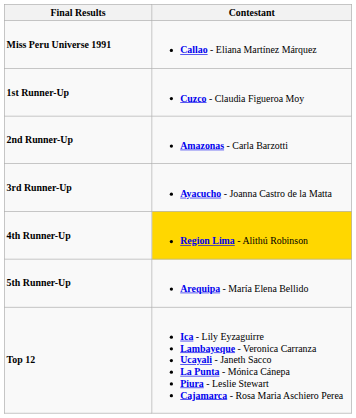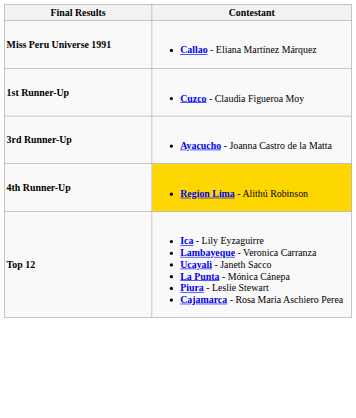- row: (40, 140)
- row: (39, 283)
